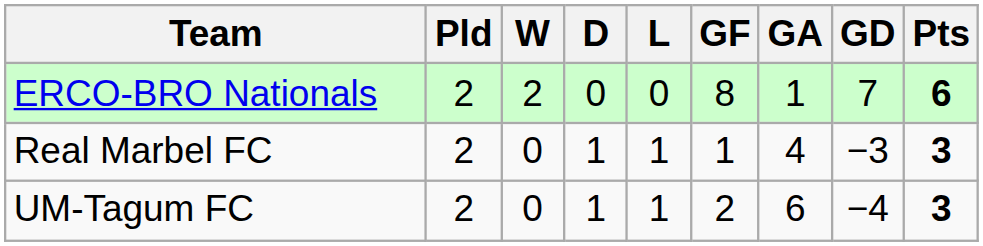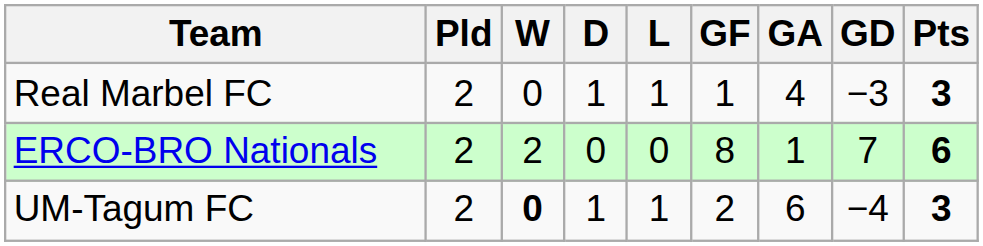rows swapped: (195, 92) <-> (143, 151)
(533, 209) normal -> (533, 209) bold
